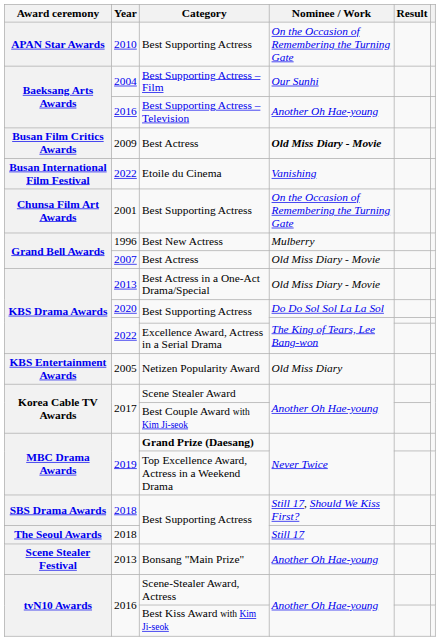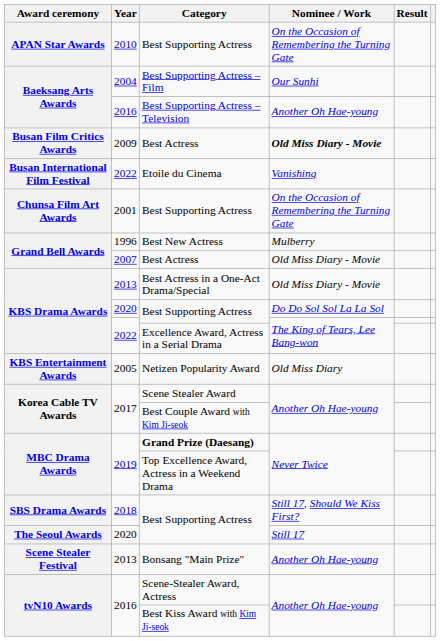(125, 534) 2018 -> (125, 534) 2020
